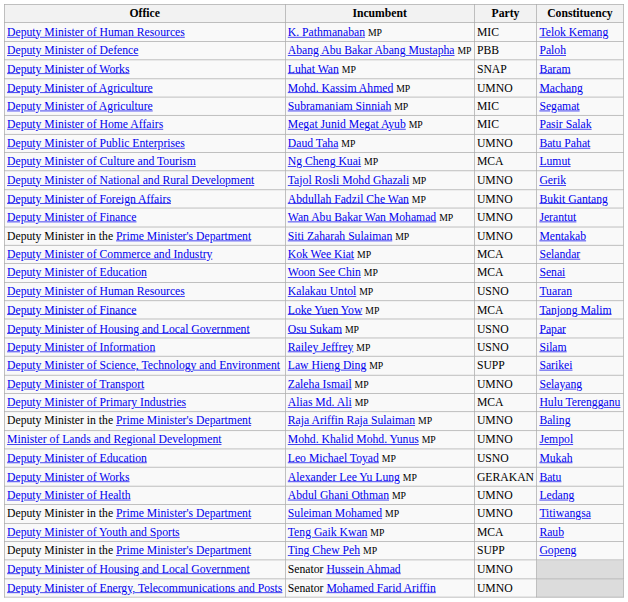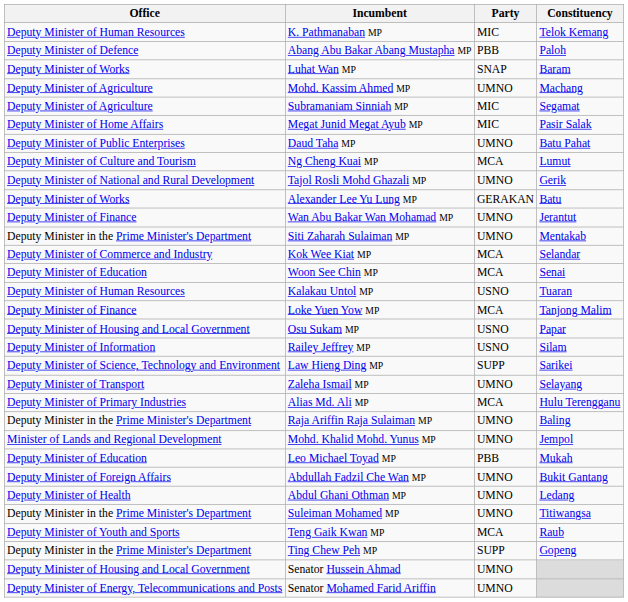rows swapped: (352, 476) <-> (357, 198)
(493, 458) USNO -> (488, 458) PBB
